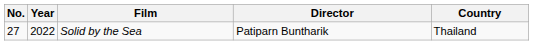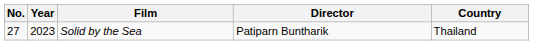(43, 31) 2022 -> (43, 31) 2023
